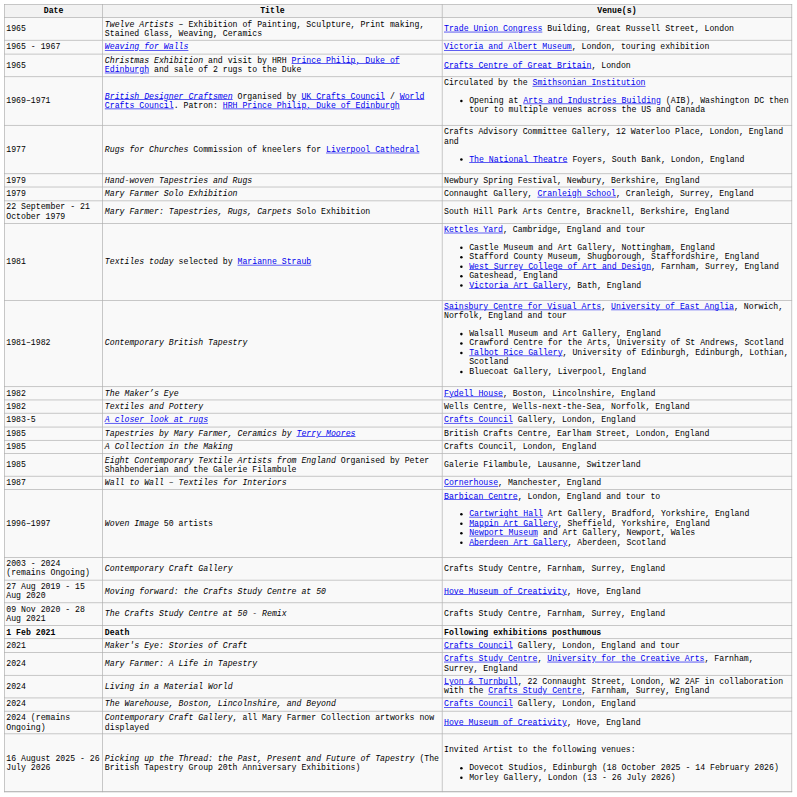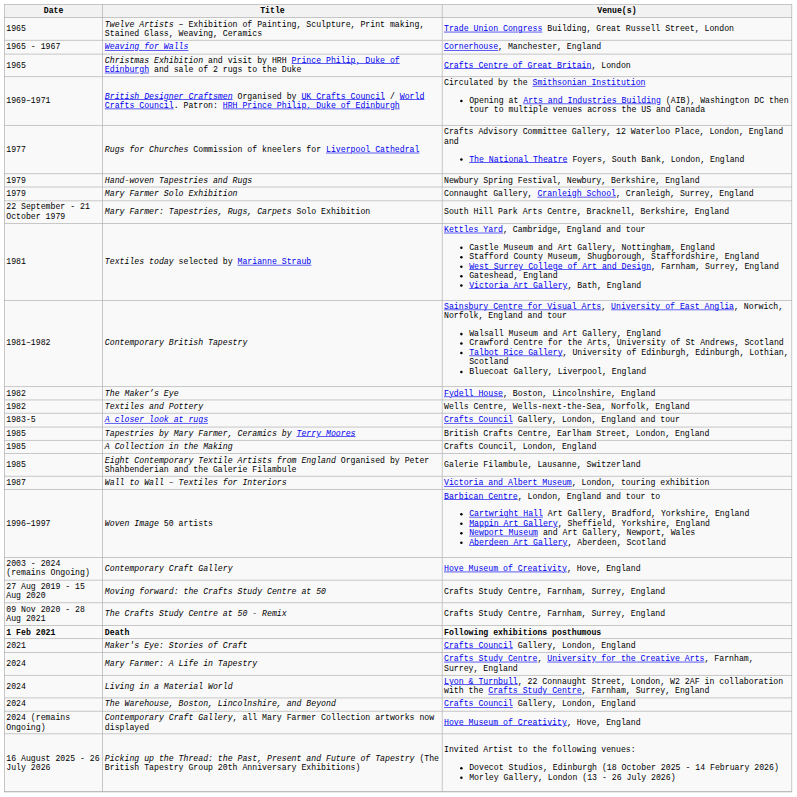(577, 47) Victoria and Albert Museum, London, touring exhibition -> (523, 47) Cornerhouse, Manchester, England
(540, 420) Crafts Council Gallery, London, England -> (562, 420) Crafts Council Gallery, London, England and tour
(523, 483) Cornerhouse, Manchester, England -> (577, 483) Victoria and Albert Museum, London, touring exhibition
(555, 569) Crafts Study Centre, Farnham, Surrey, England -> (542, 569) Hove Museum of Creativity, Hove, England
(542, 591) Hove Museum of Creativity, Hove, England -> (555, 591) Crafts Study Centre, Farnham, Surrey, England
(562, 646) Crafts Council Gallery, London, England and tour -> (540, 646) Crafts Council Gallery, London, England
